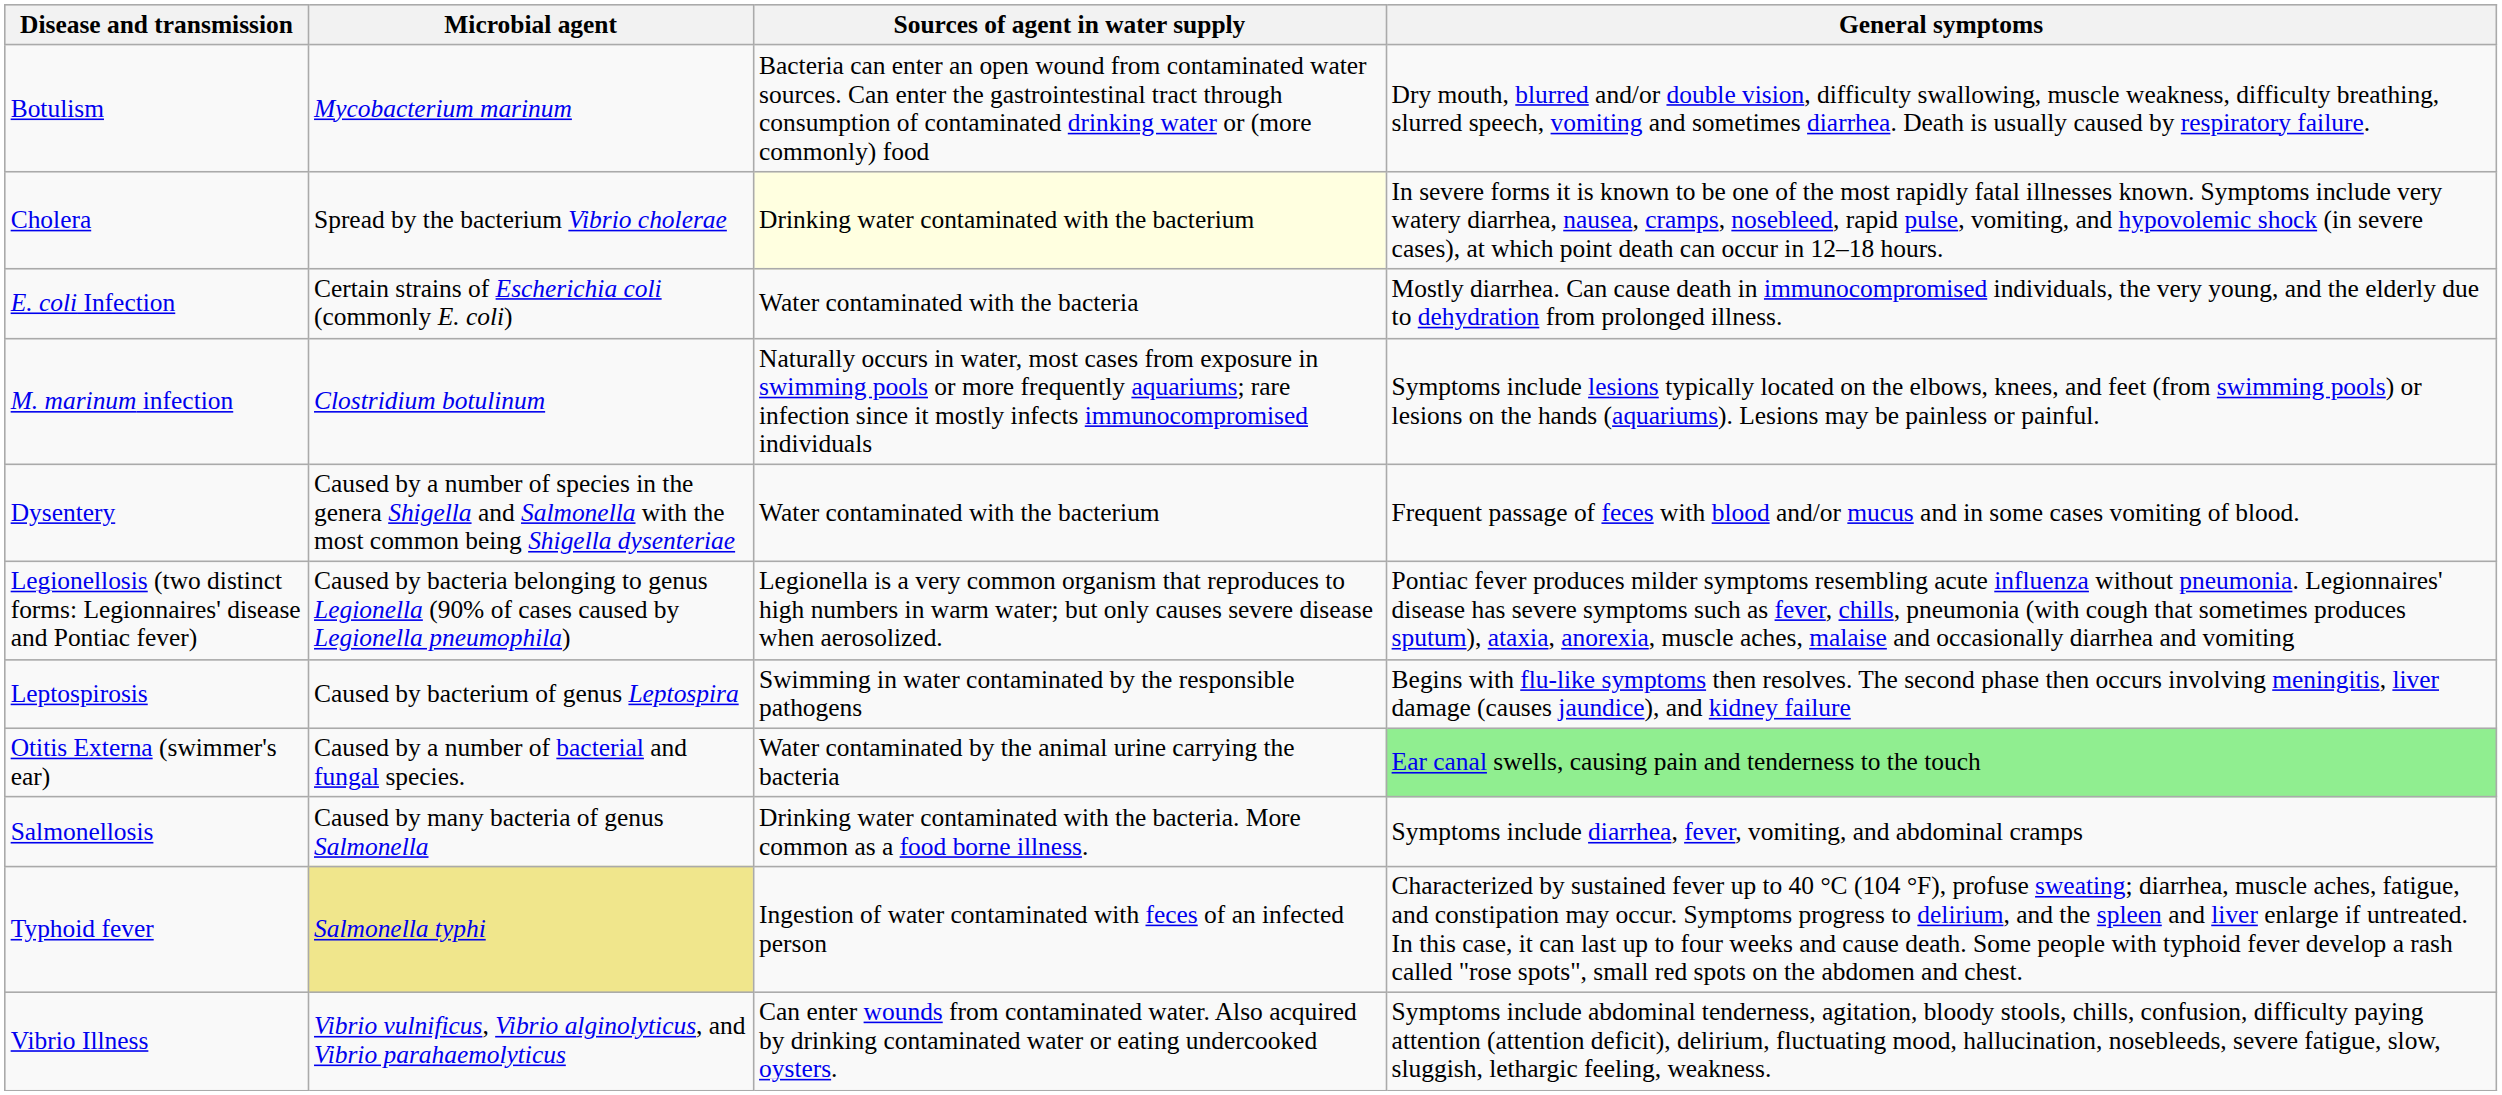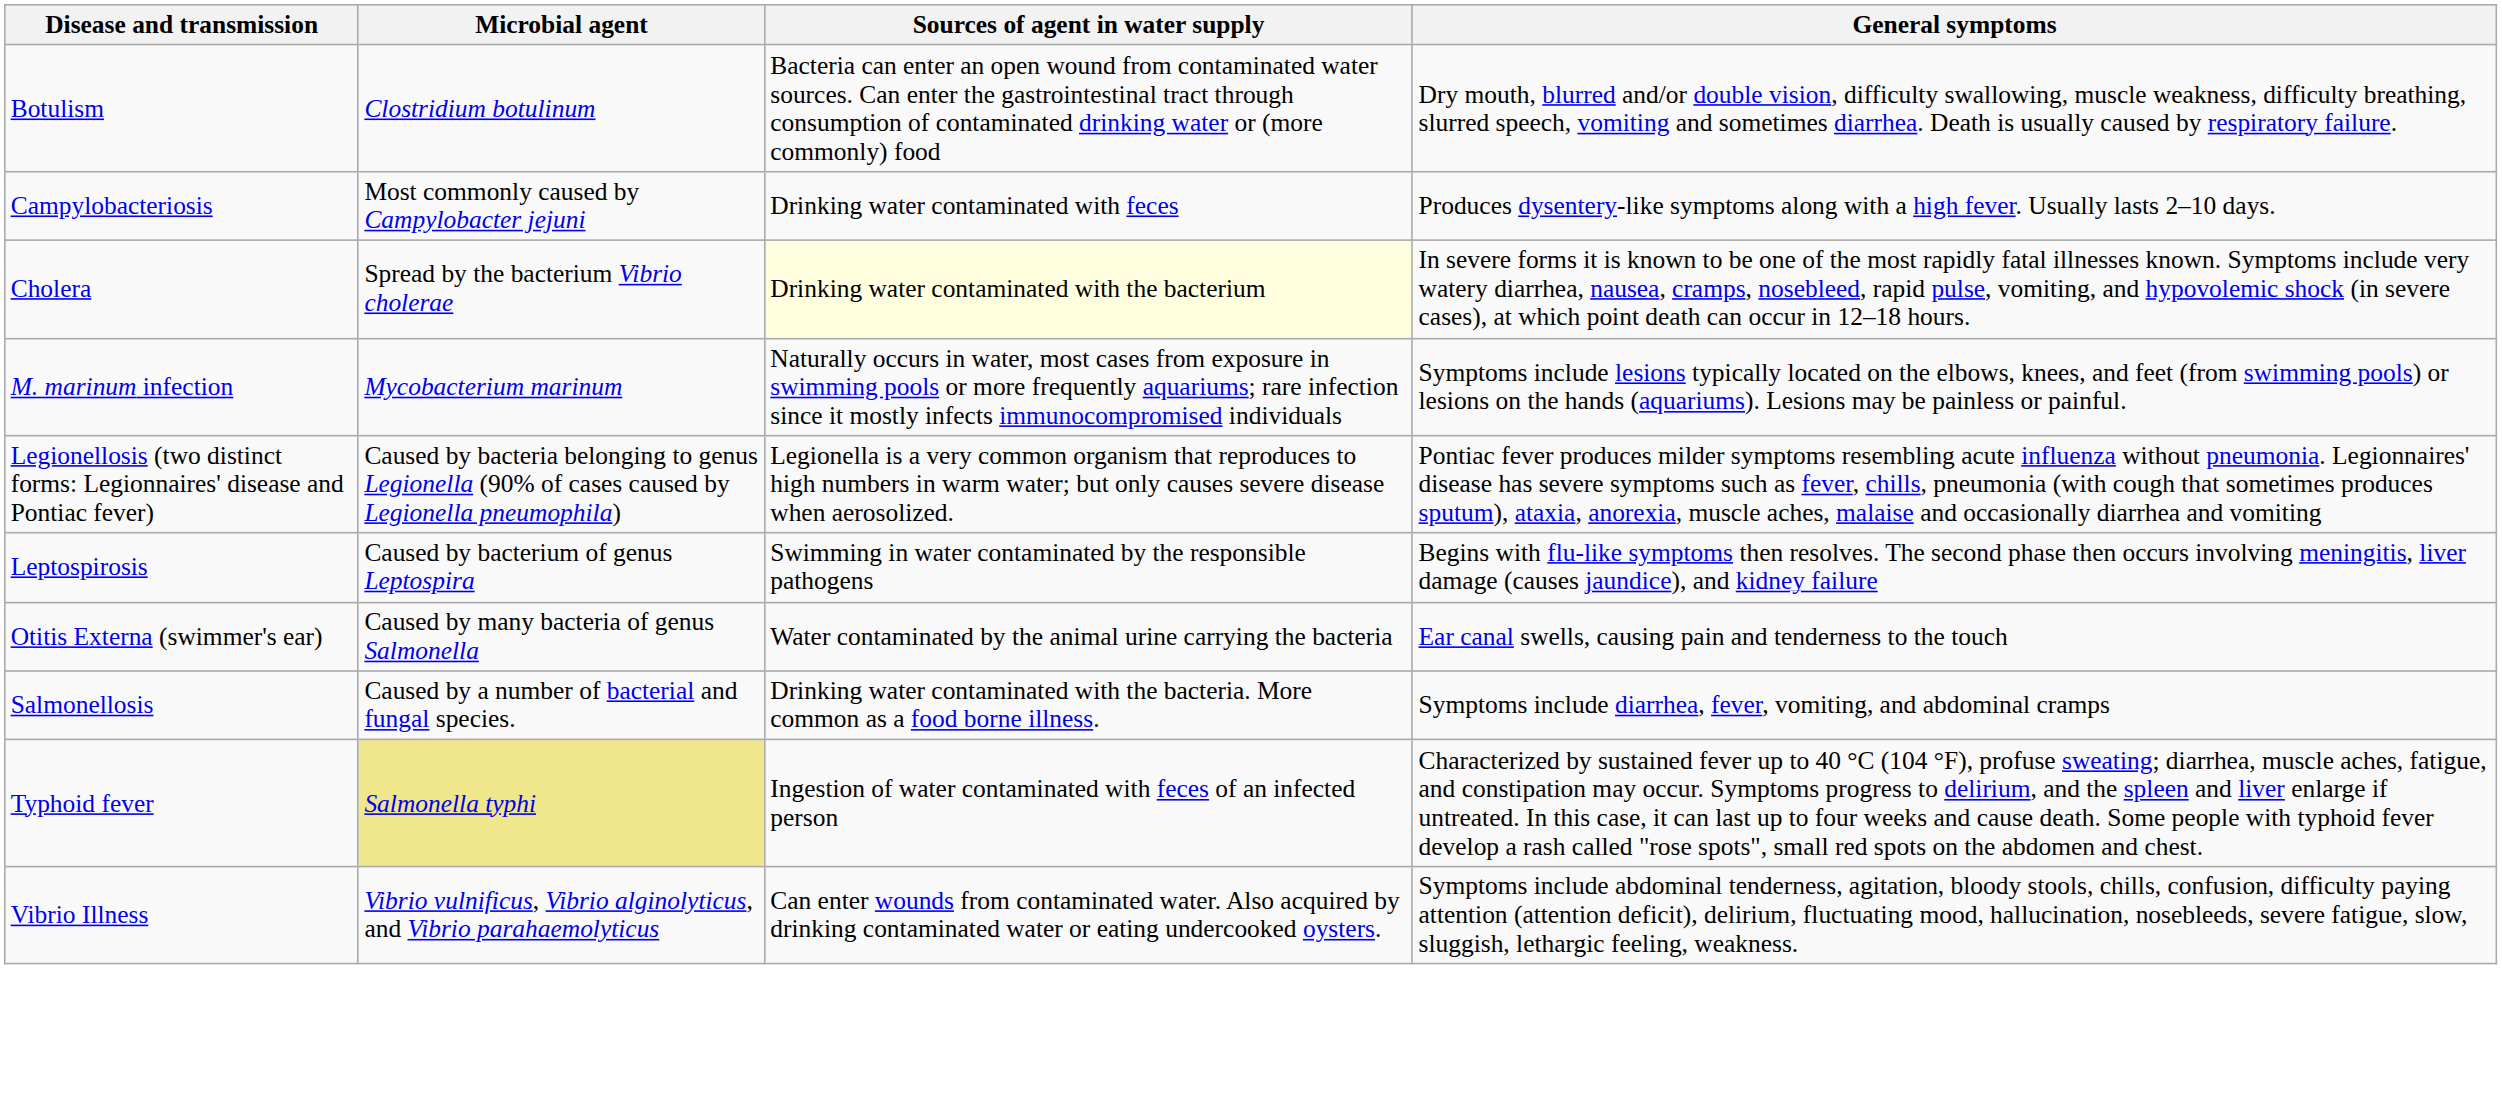(443, 107) Mycobacterium marinum -> (480, 107) Clostridium botulinum
+ row: (112, 205)
- row: (93, 303)
(430, 400) Clostridium botulinum -> (493, 386) Mycobacterium marinum
- row: (63, 512)
(501, 762) Caused by a number of bacterial and fungal species. -> (539, 636) Caused by many bacteria of genus Salmonella
(1686, 762) lightgreen background -> (1713, 636) no background
(489, 831) Caused by many bacteria of genus Salmonella -> (551, 705) Caused by a number of bacterial and fungal species.
